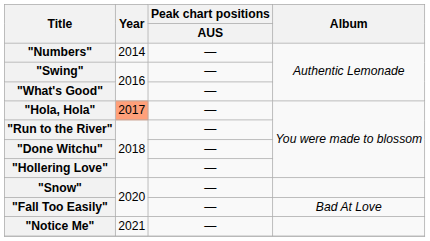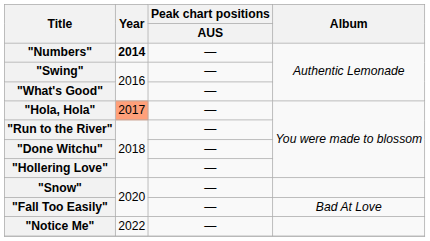(132, 52) normal -> (132, 52) bold
(132, 226) 2021 -> (132, 226) 2022
